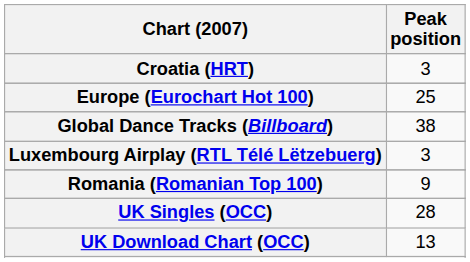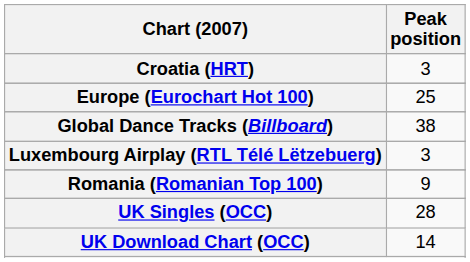(426, 241) 13 -> (426, 241) 14
